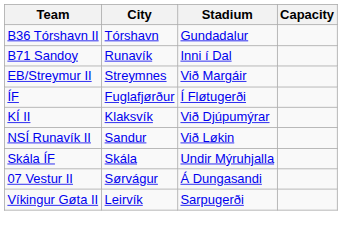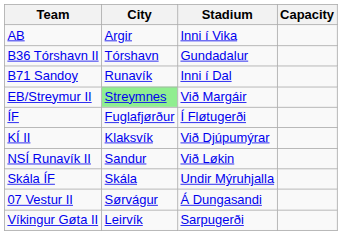+ row: (16, 35)
(136, 76) no background -> (136, 96) lightgreen background
